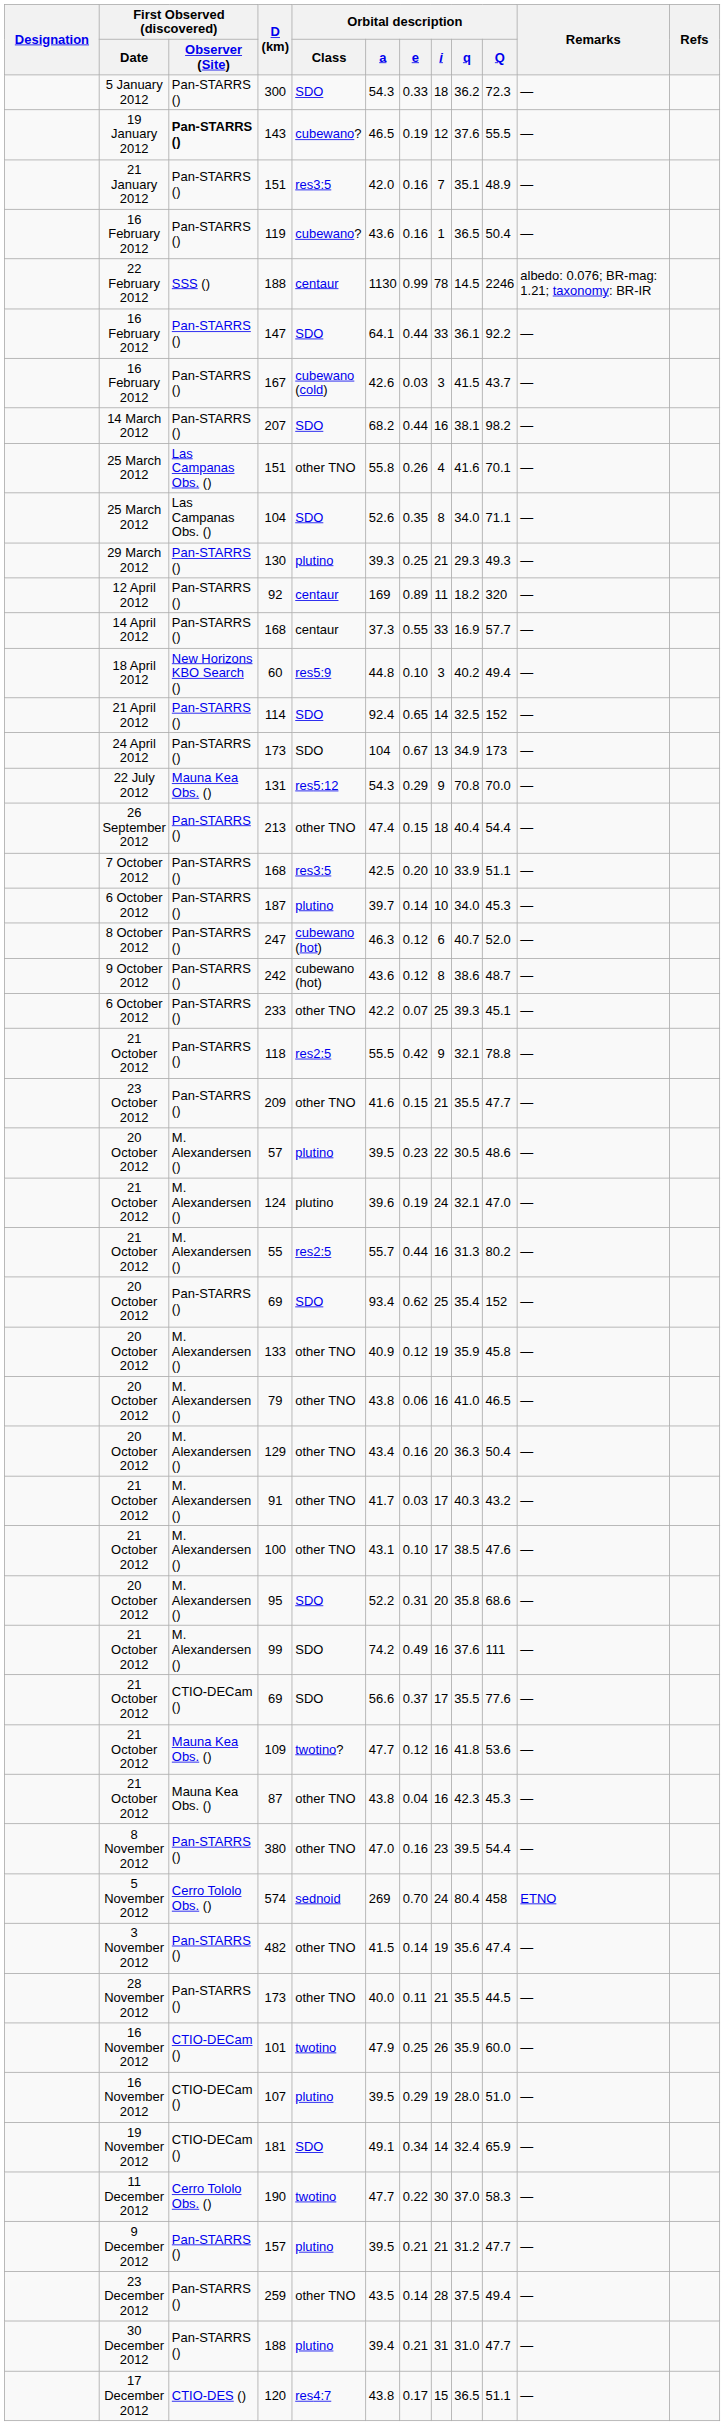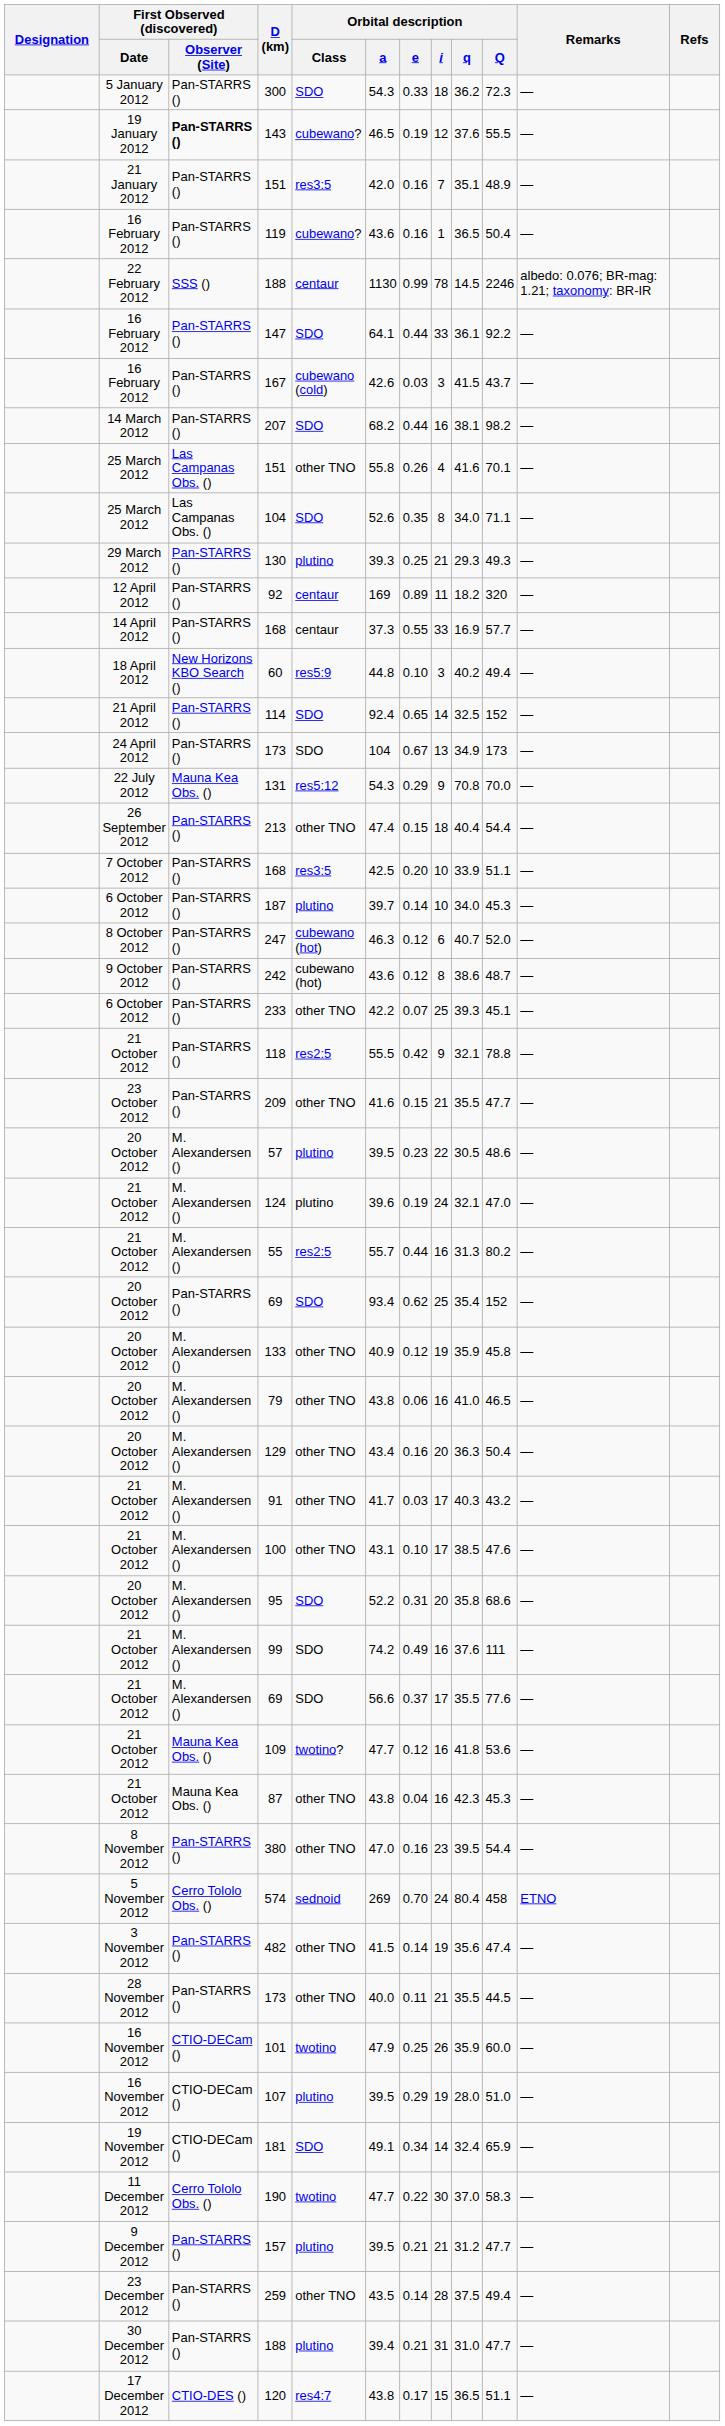(212, 1699) CTIO-DECam () -> (211, 1699) M. Alexandersen ()
